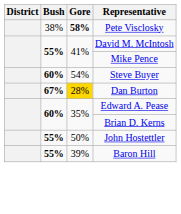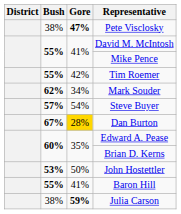(80, 28) 58% -> (80, 28) 47%
+ row: (134, 75)
+ row: (134, 91)
(54, 75) 60% -> (54, 106) 57%
(54, 138) 55% -> (54, 169) 53%
(80, 153) 39% -> (80, 185) 41%
+ row: (134, 201)
